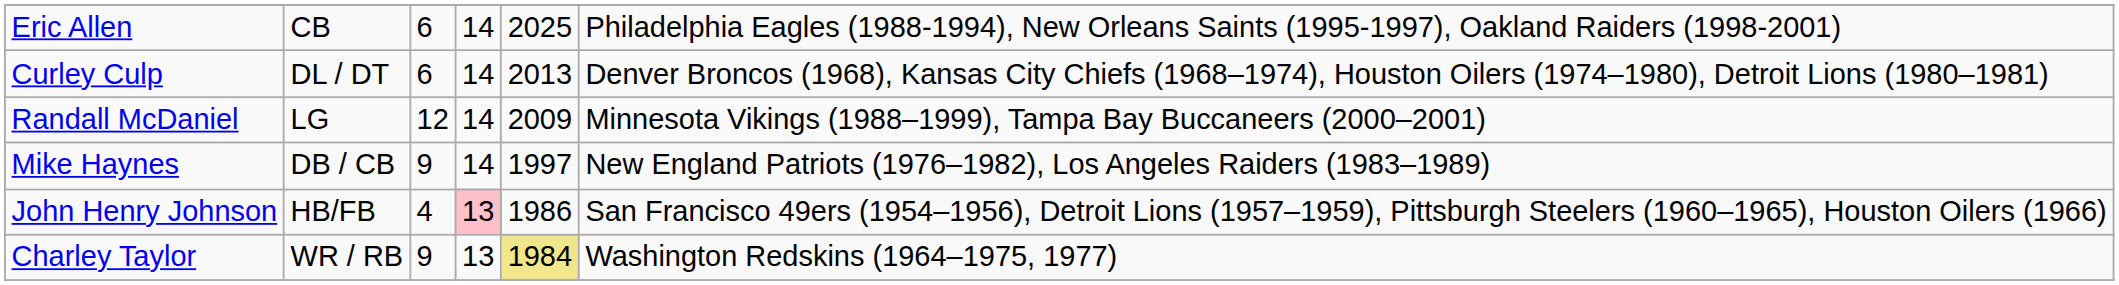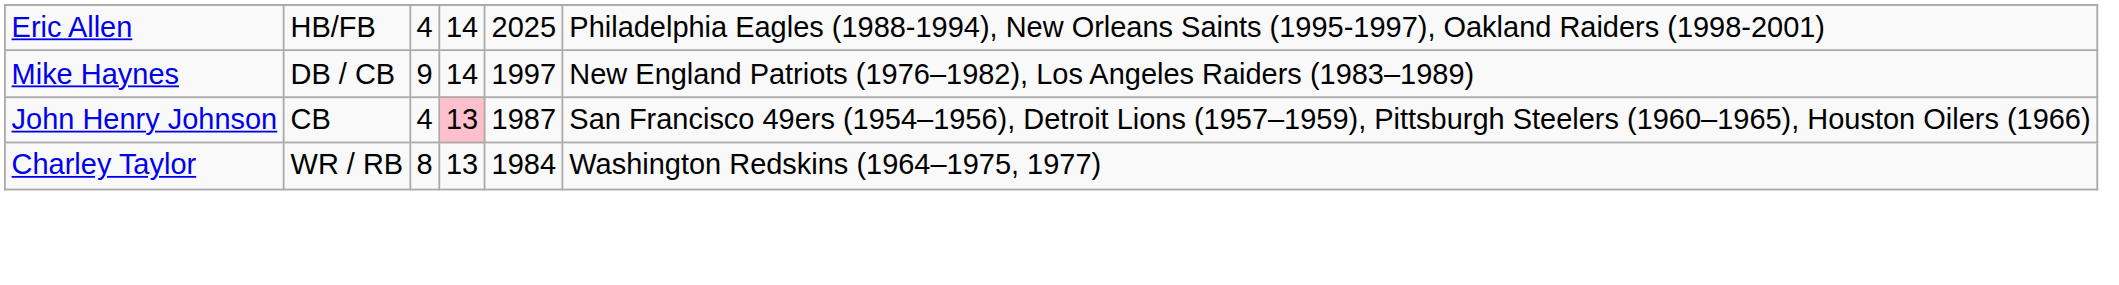(311, 27) CB -> (333, 27) HB/FB
(425, 27) 6 -> (425, 27) 4
- row: (87, 73)
- row: (125, 119)
(333, 211) HB/FB -> (311, 119) CB
(540, 211) 1986 -> (524, 119) 1987
(425, 257) 9 -> (425, 165) 8
(540, 257) khaki background -> (524, 165) no background
